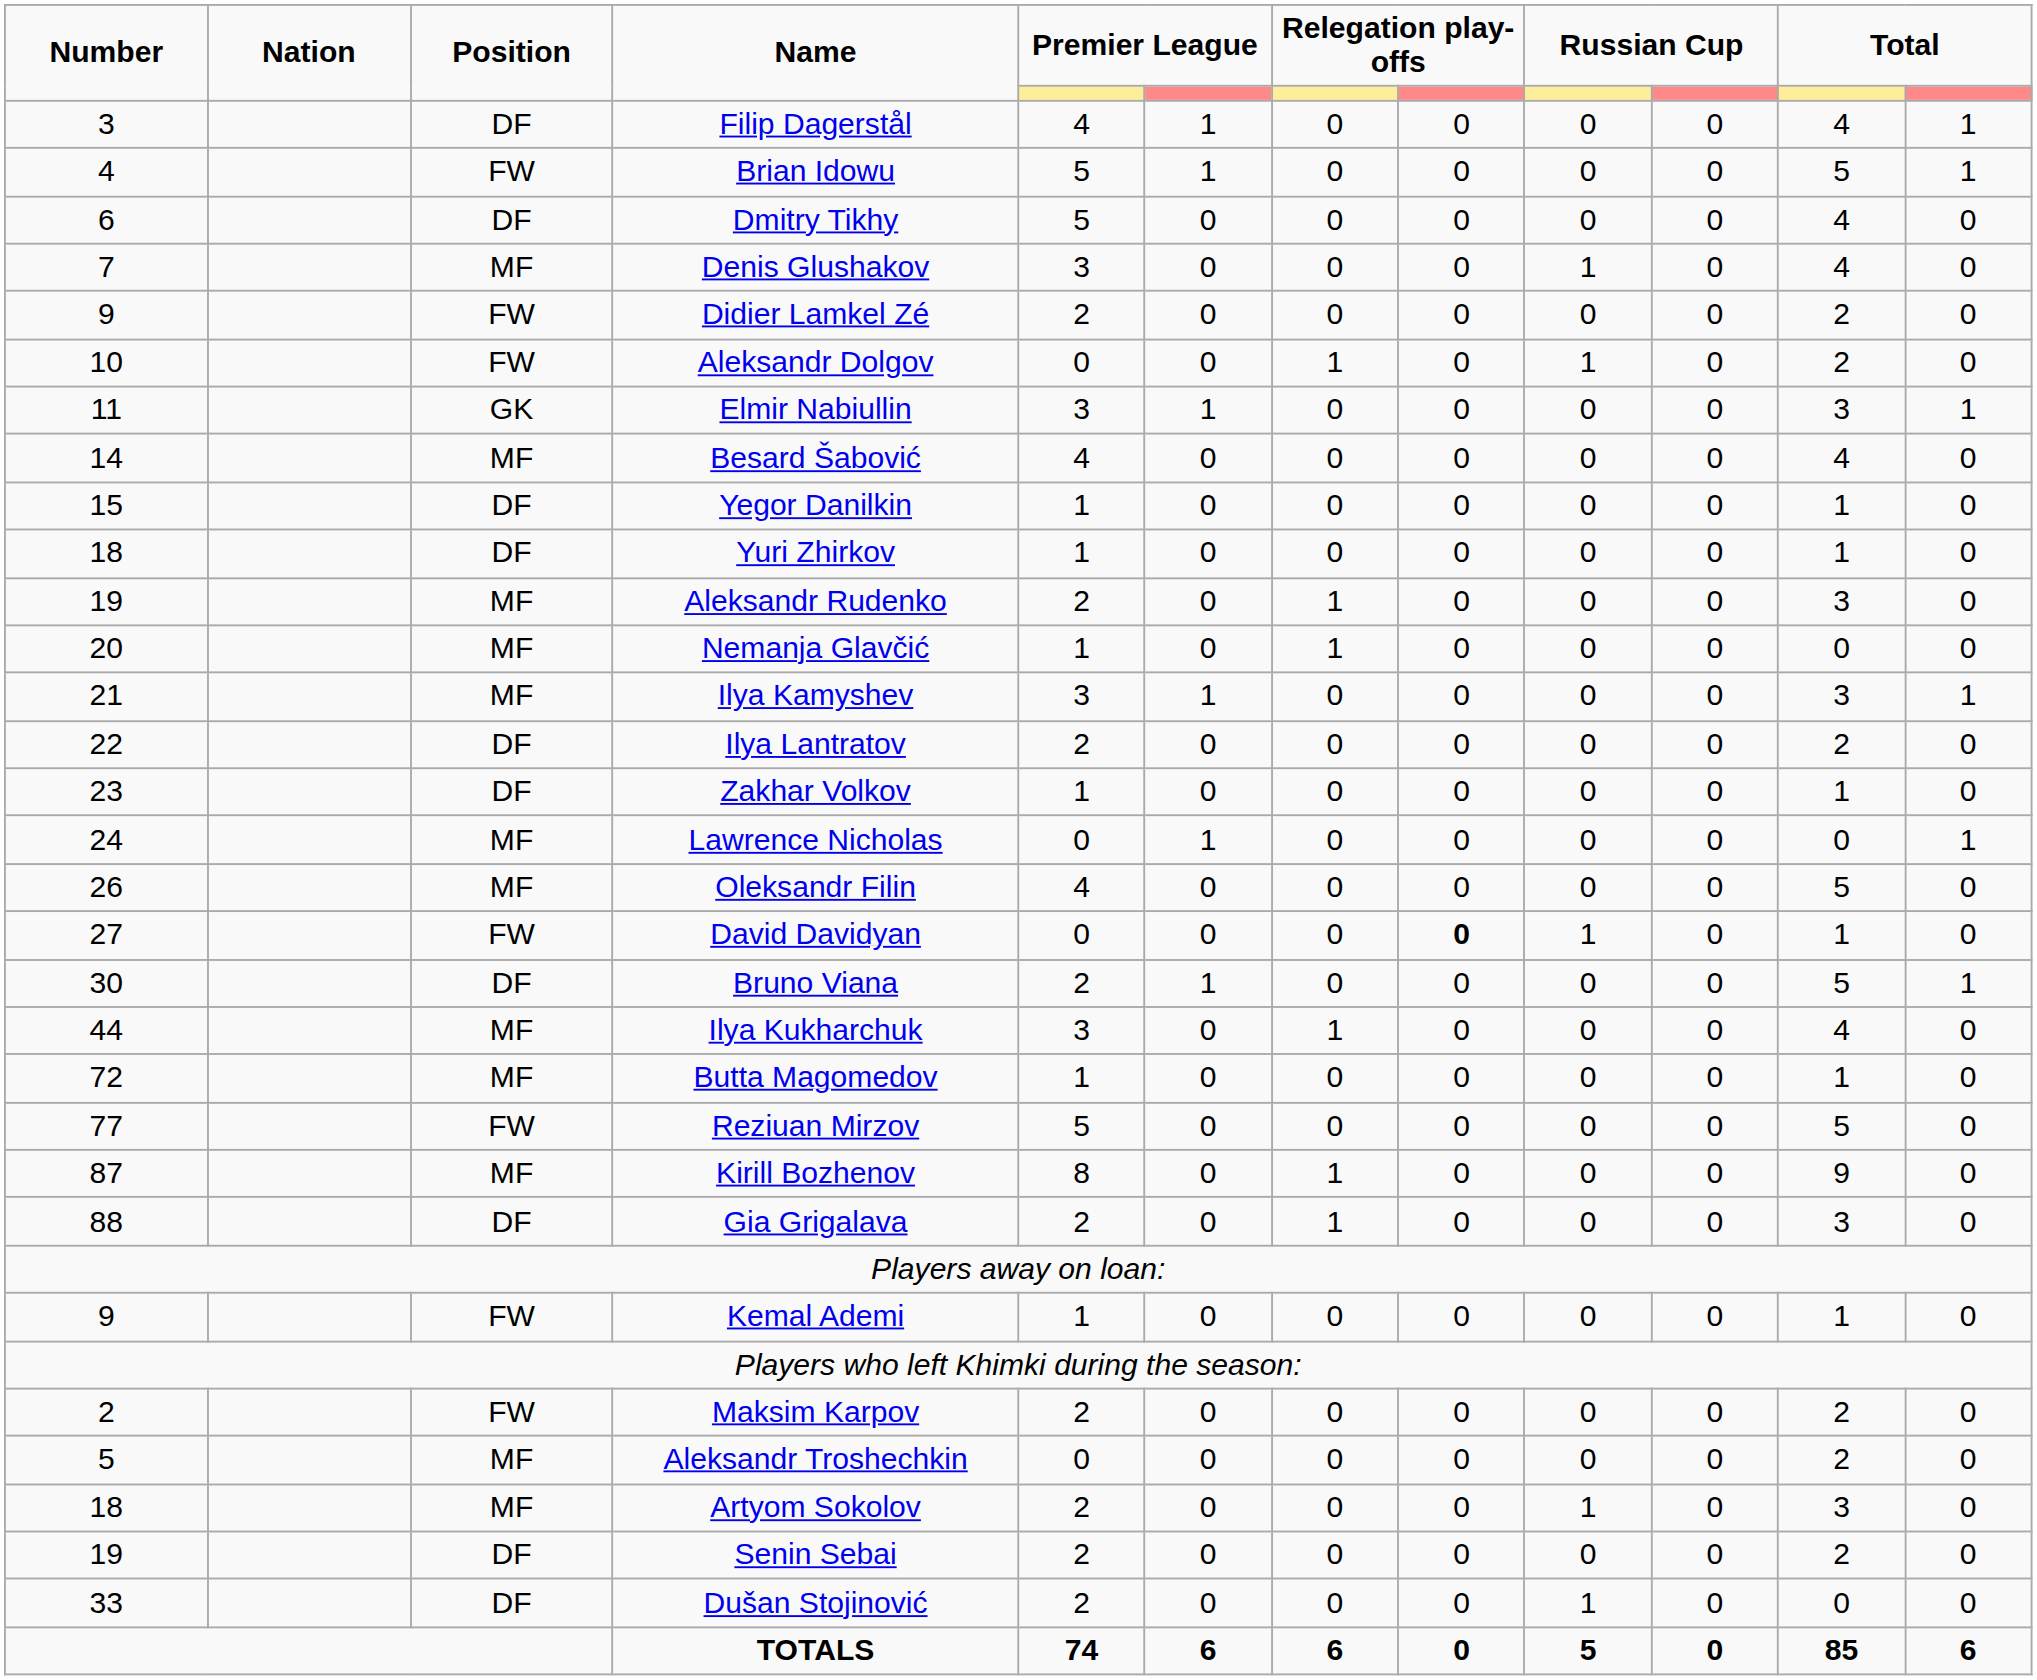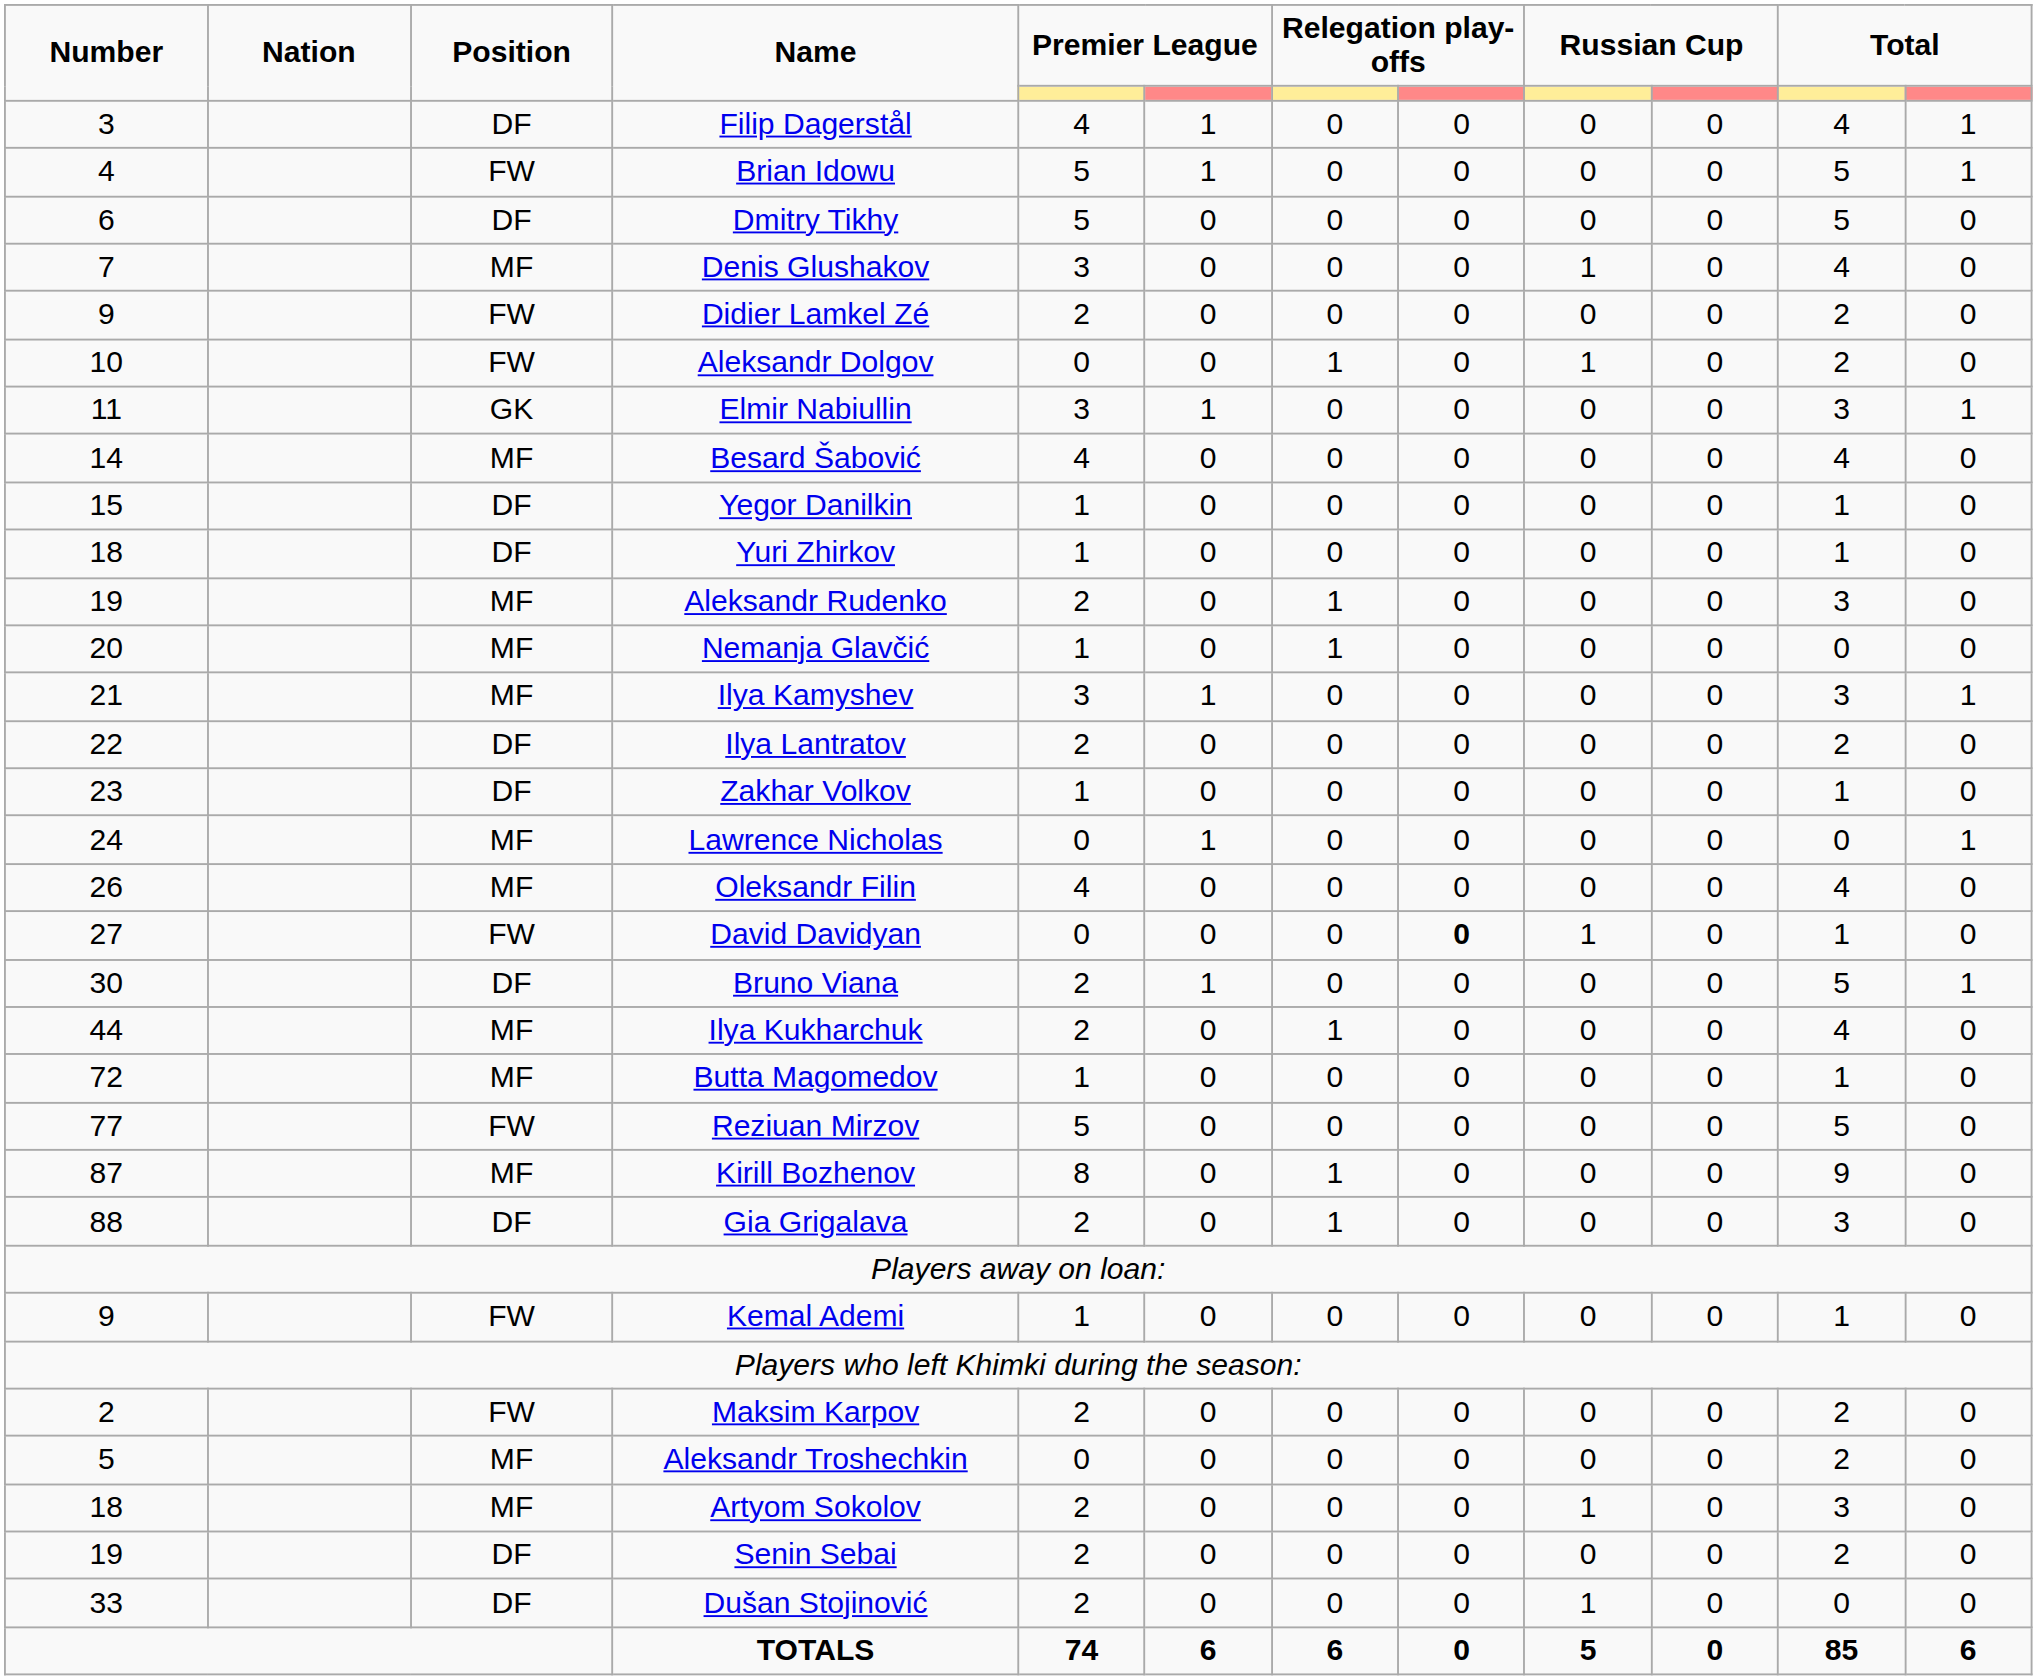(1842, 219) 4 -> (1842, 219) 5
(1842, 887) 5 -> (1842, 887) 4
(1082, 1030) 3 -> (1082, 1030) 2
